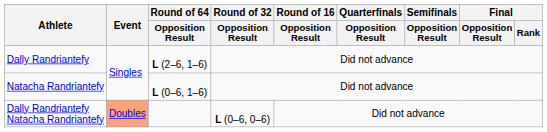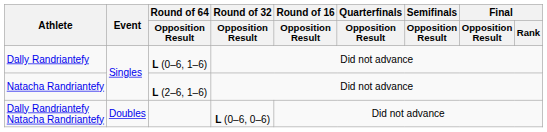(180, 65) L (2–6, 1–6) -> (180, 65) L (0–6, 1–6)
(180, 92) L (0–6, 1–6) -> (180, 92) L (2–6, 1–6)
(127, 114) lightsalmon background -> (127, 114) no background
